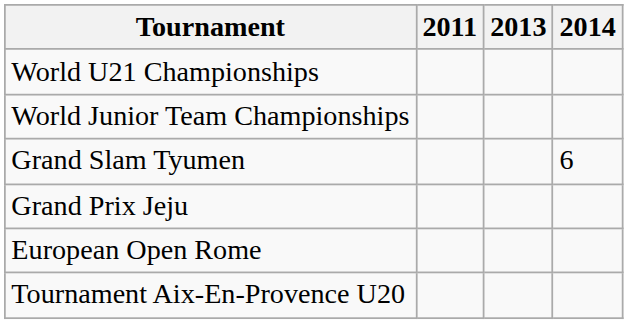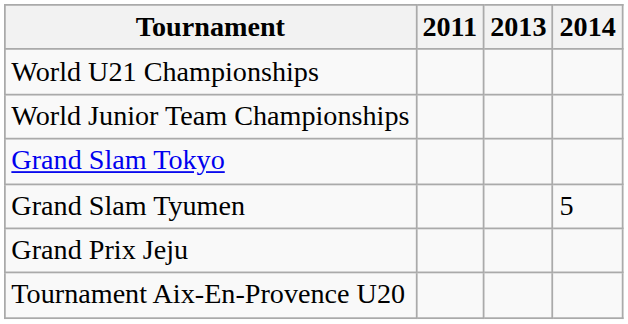+ row: (118, 160)
(567, 160) 6 -> (567, 205) 5
- row: (136, 250)
